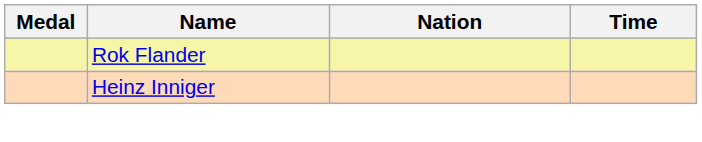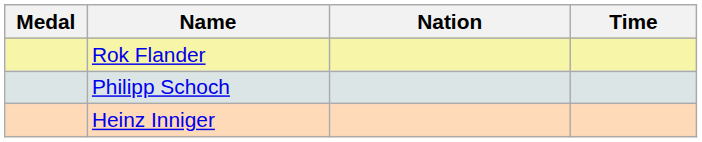+ row: (161, 88)
